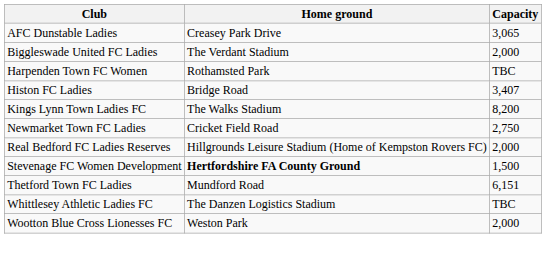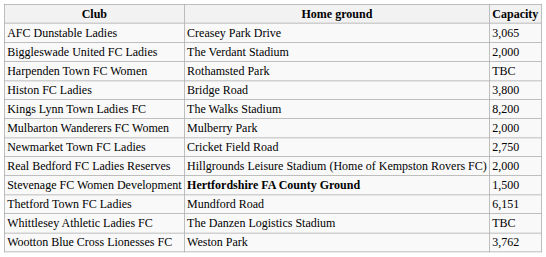(506, 90) 3,407 -> (506, 90) 3,800
+ row: (88, 128)
(506, 223) 2,000 -> (506, 242) 3,762
